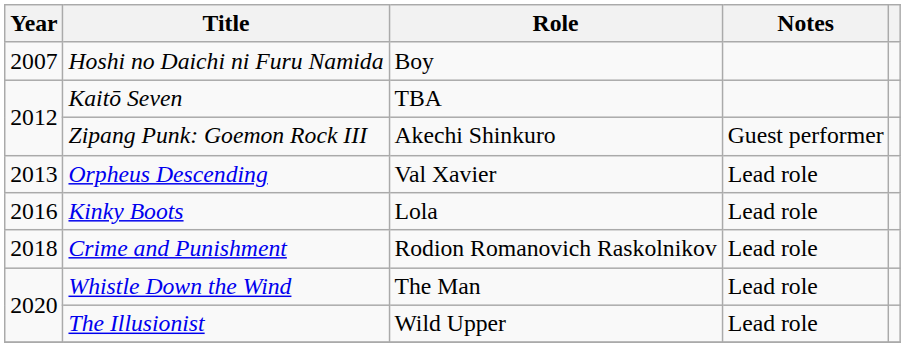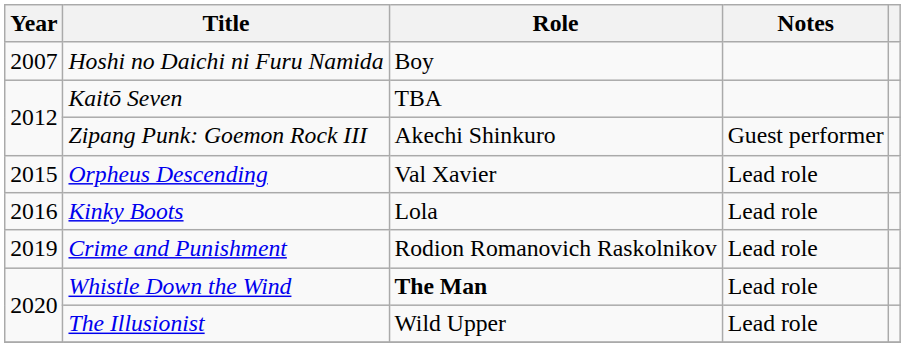(34, 173) 2013 -> (34, 173) 2015
(34, 248) 2018 -> (34, 248) 2019
(438, 286) normal -> (441, 286) bold
